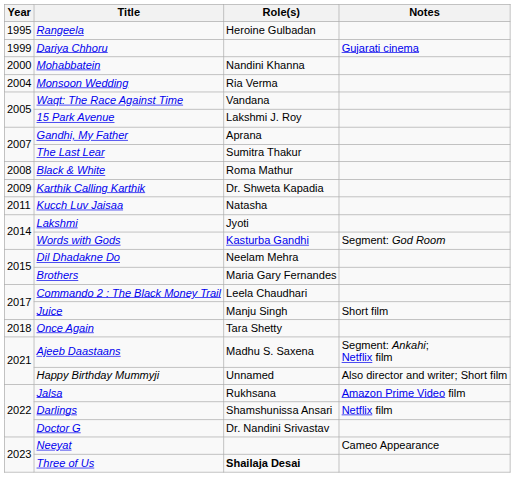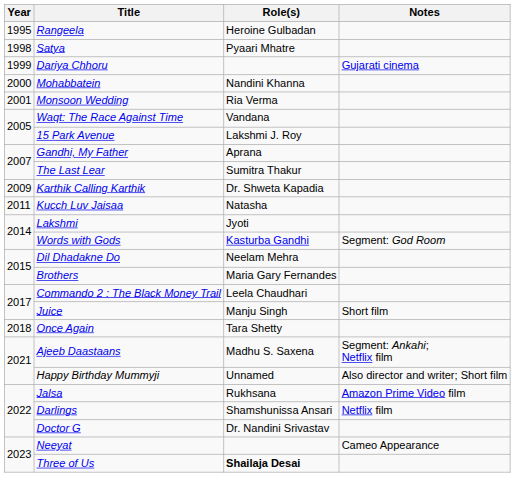+ row: (51, 48)
(19, 83) 2004 -> (19, 100) 2001
- row: (71, 170)
